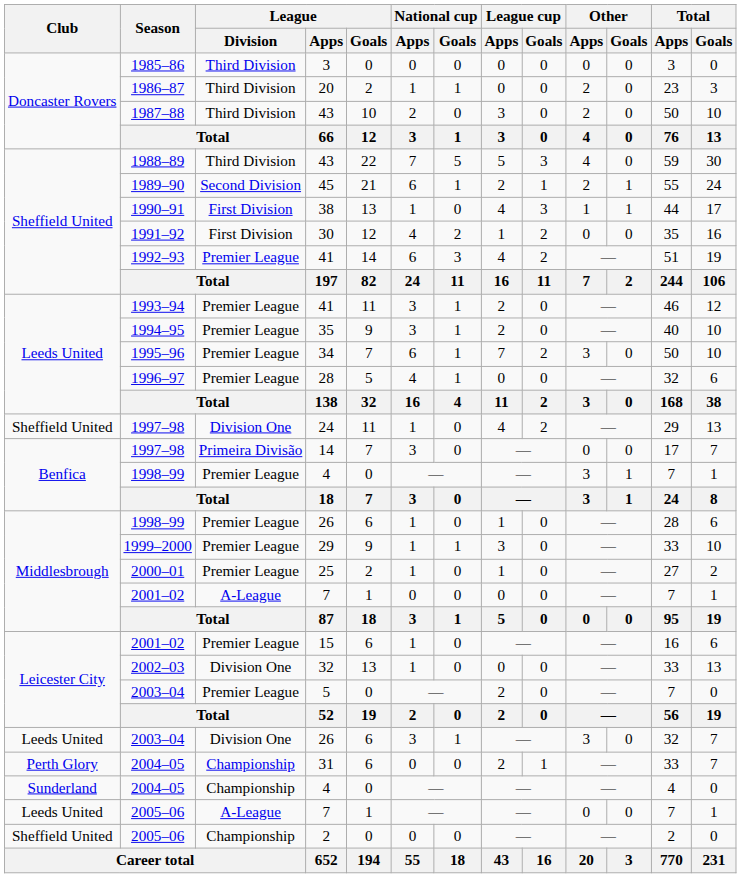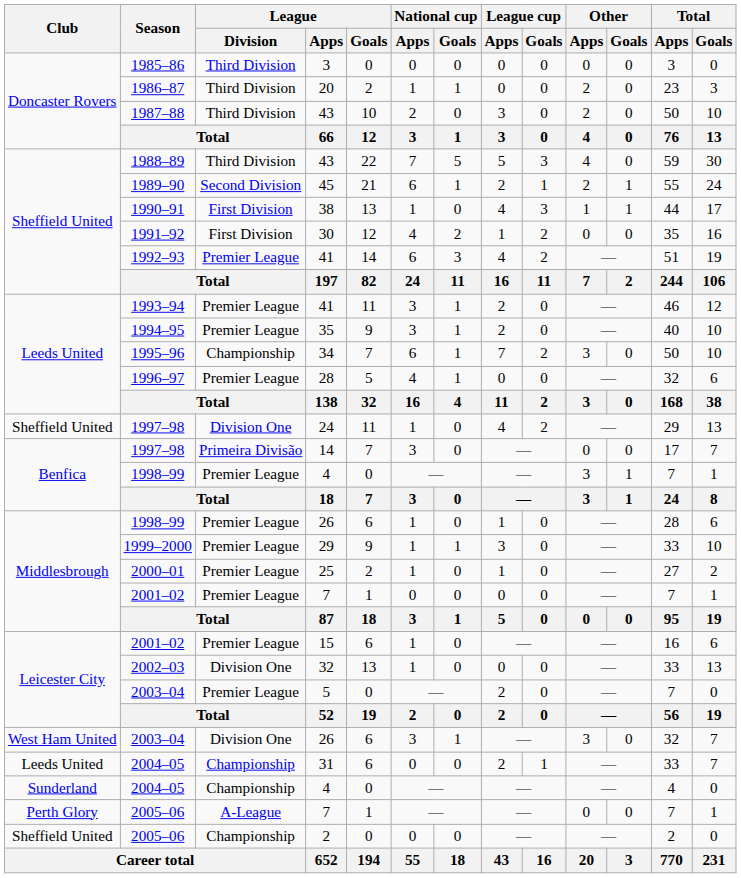(251, 354) Premier League -> (251, 354) Championship
(251, 595) A-League -> (251, 595) Premier League
(62, 739) Leeds United -> (62, 739) West Ham United
(62, 763) Perth Glory -> (62, 763) Leeds United
(62, 812) Leeds United -> (62, 812) Perth Glory
